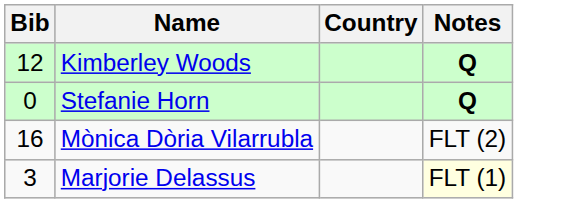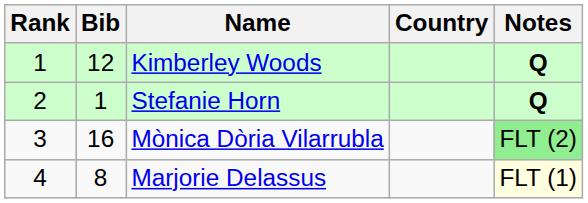+ column: (40, 23)
(30, 100) 0 -> (101, 100) 1
(467, 139) no background -> (538, 139) lightgreen background
(30, 178) 3 -> (101, 178) 8
